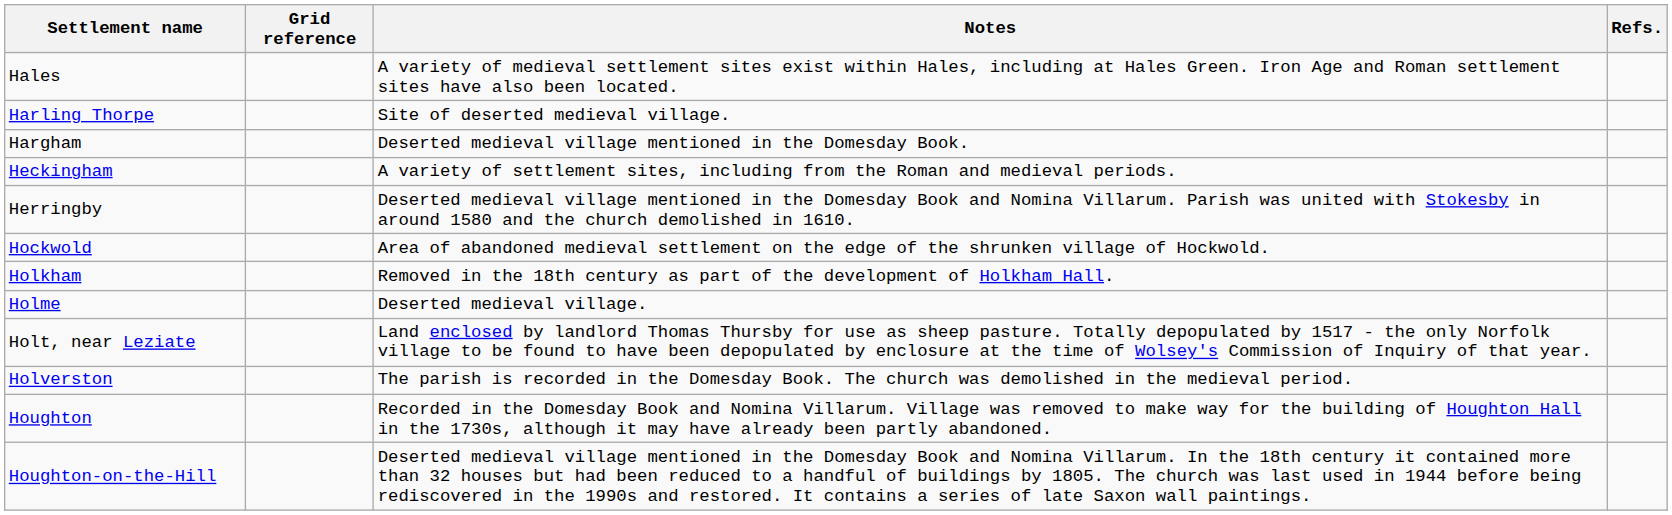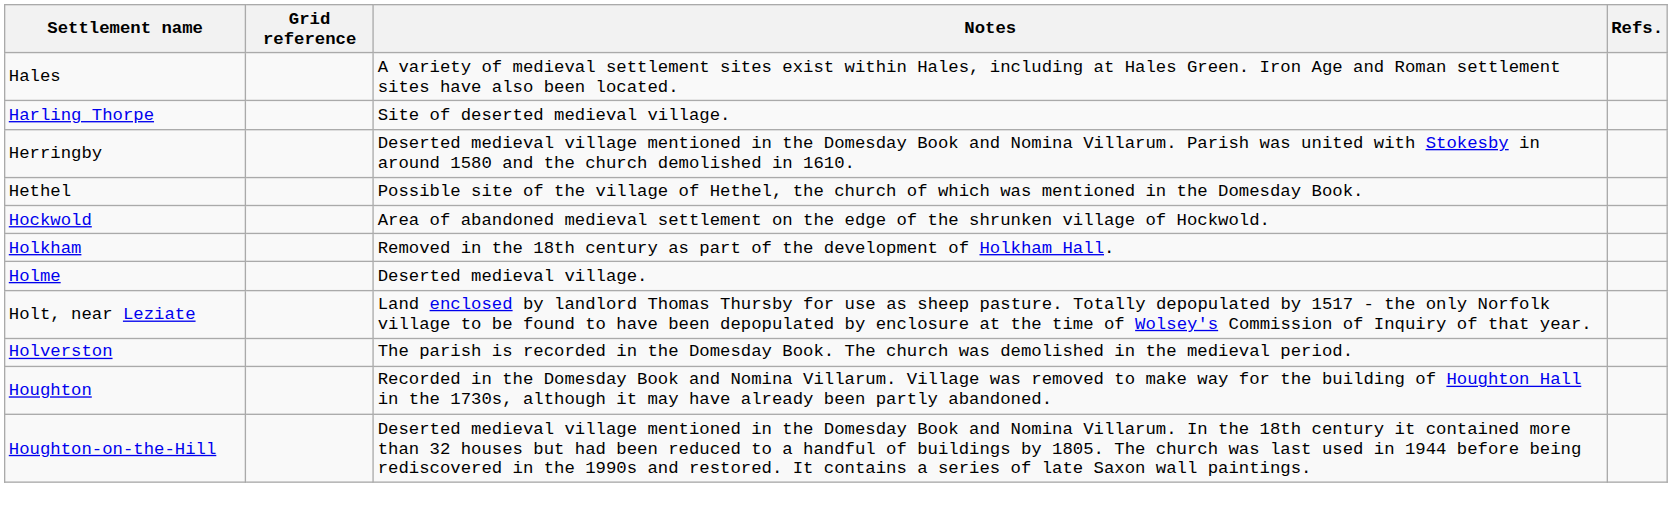- row: (45, 143)
- row: (61, 171)
+ row: (40, 191)
